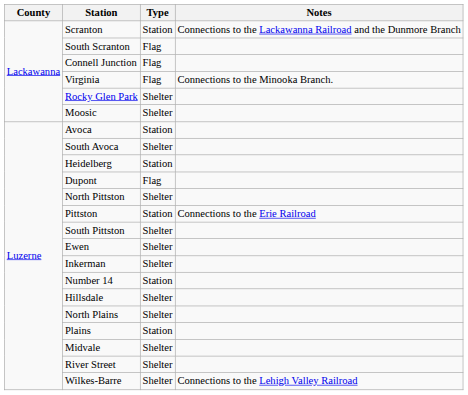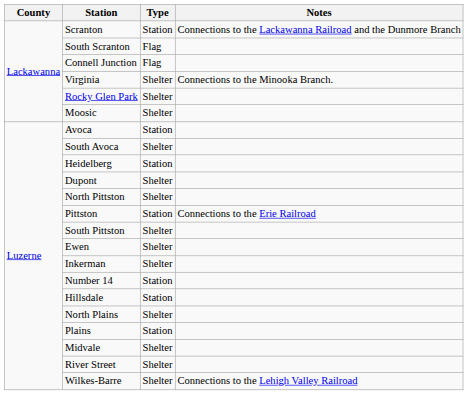(152, 79) Flag -> (158, 79) Shelter
(152, 180) Flag -> (158, 180) Shelter
(158, 297) Shelter -> (158, 297) Station
